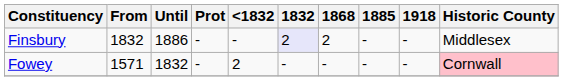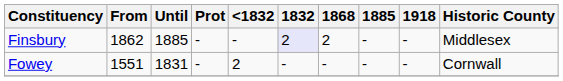(127, 40) 1832 -> (127, 40) 1862
(171, 40) 1886 -> (171, 40) 1885
(127, 64) 1571 -> (127, 64) 1551
(171, 64) 1832 -> (171, 64) 1831
(472, 64) pink background -> (472, 64) no background
